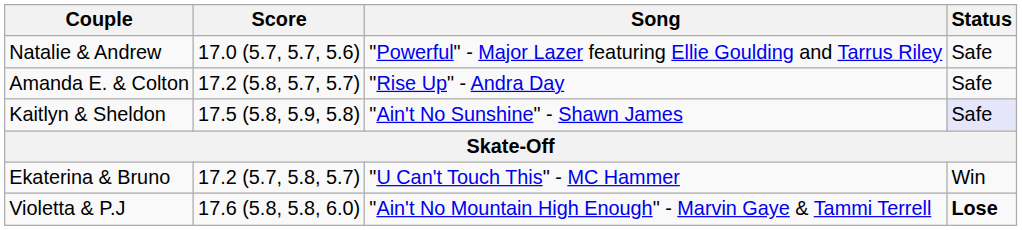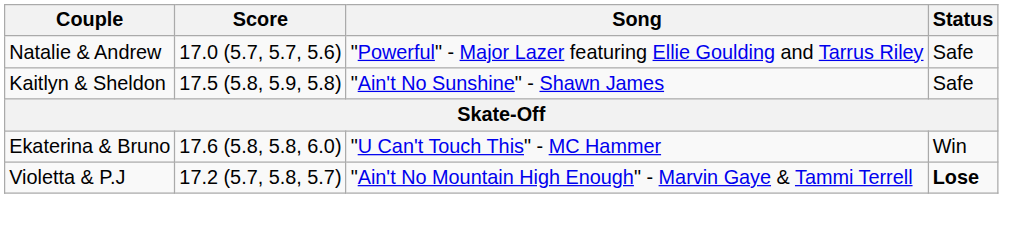- row: (99, 83)
(972, 114) lavender background -> (953, 83) no background
(279, 177) 17.2 (5.7, 5.8, 5.7) -> (260, 146) 17.6 (5.8, 5.8, 6.0)
(279, 209) 17.6 (5.8, 5.8, 6.0) -> (260, 177) 17.2 (5.7, 5.8, 5.7)
